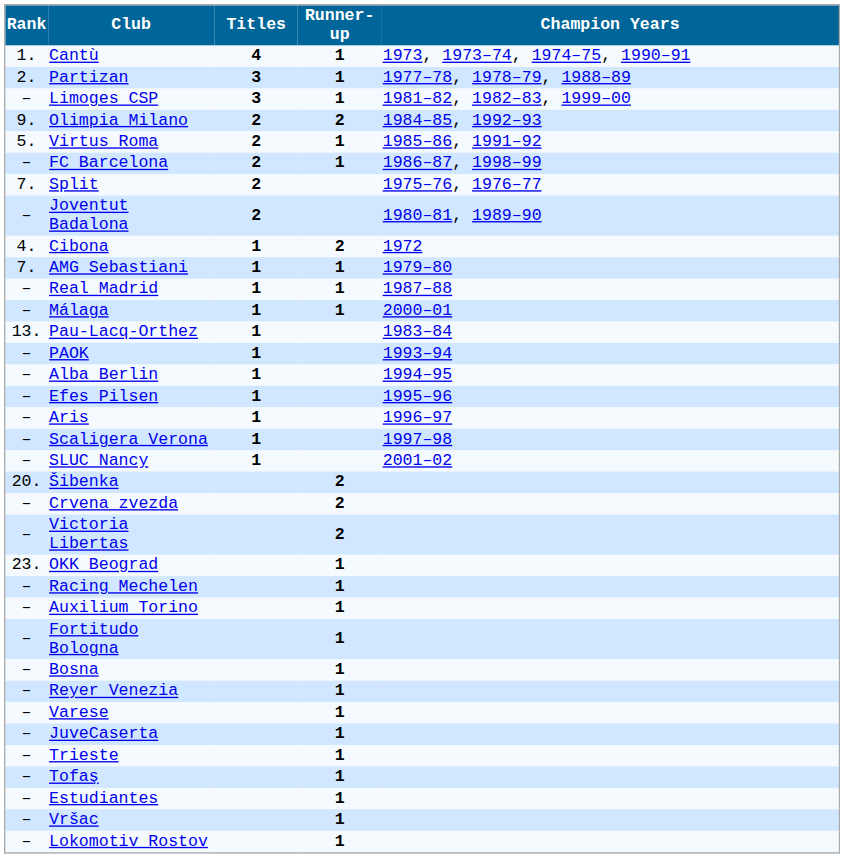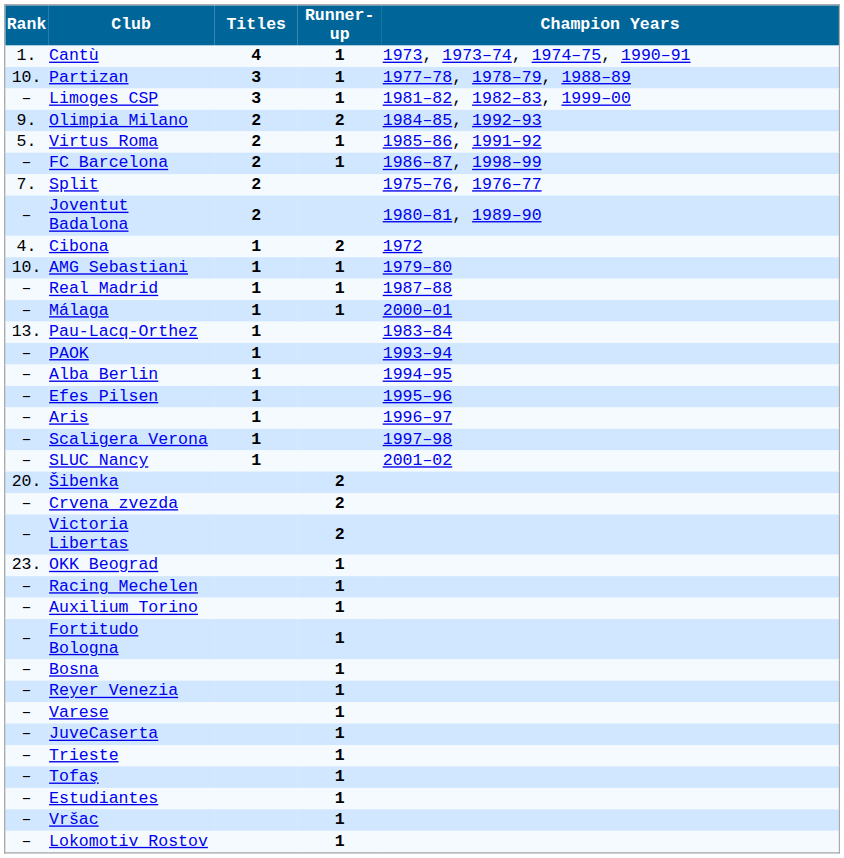(27, 78) 2. -> (27, 78) 10.
(27, 268) 7. -> (27, 268) 10.
